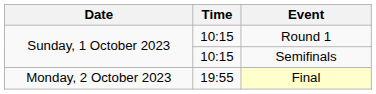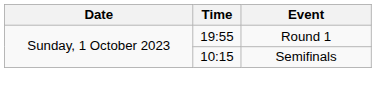(217, 36) 10:15 -> (217, 36) 19:55
- row: (306, 78)
